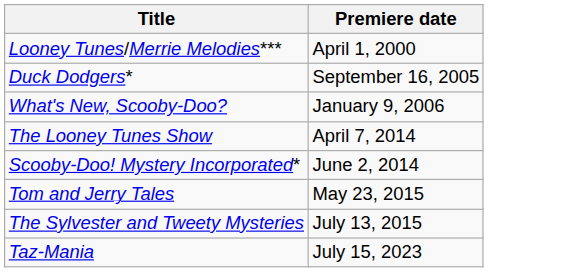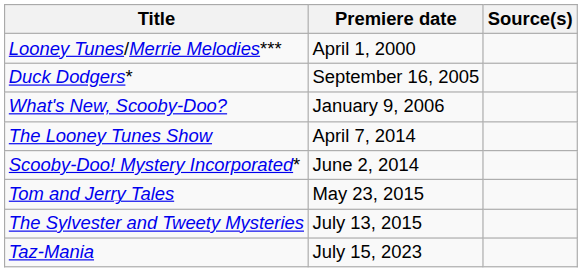+ column: (530, 19)
